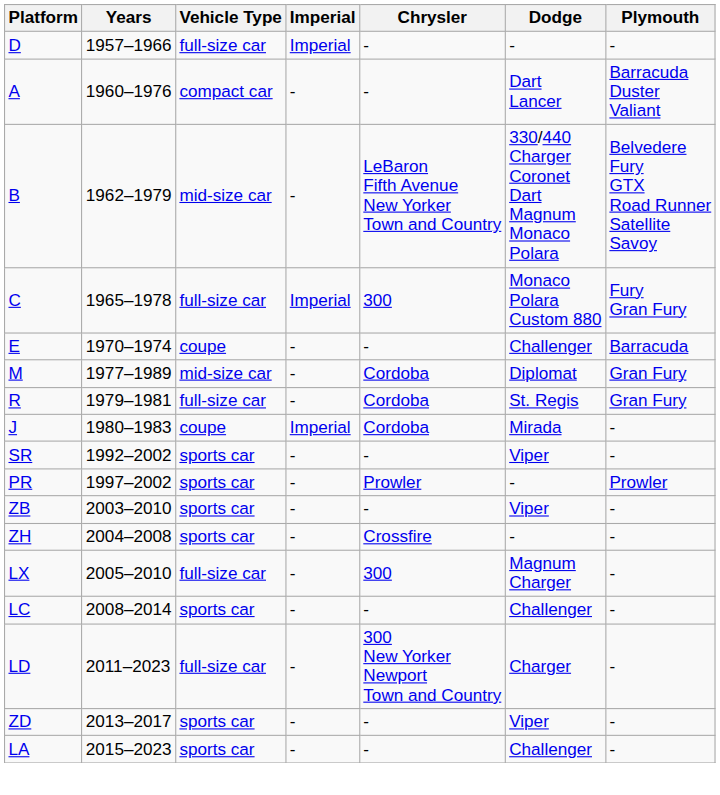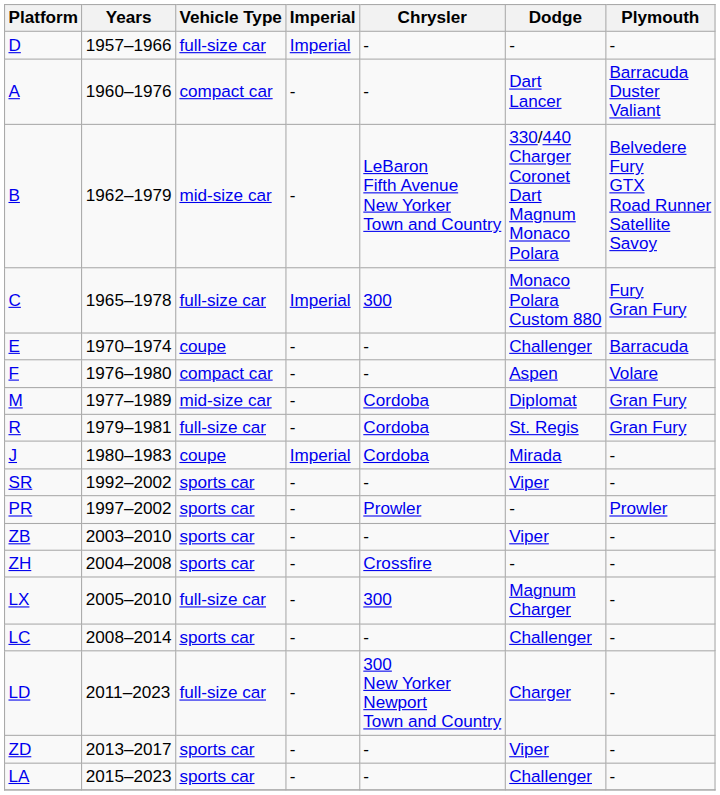+ row: (14, 373)
